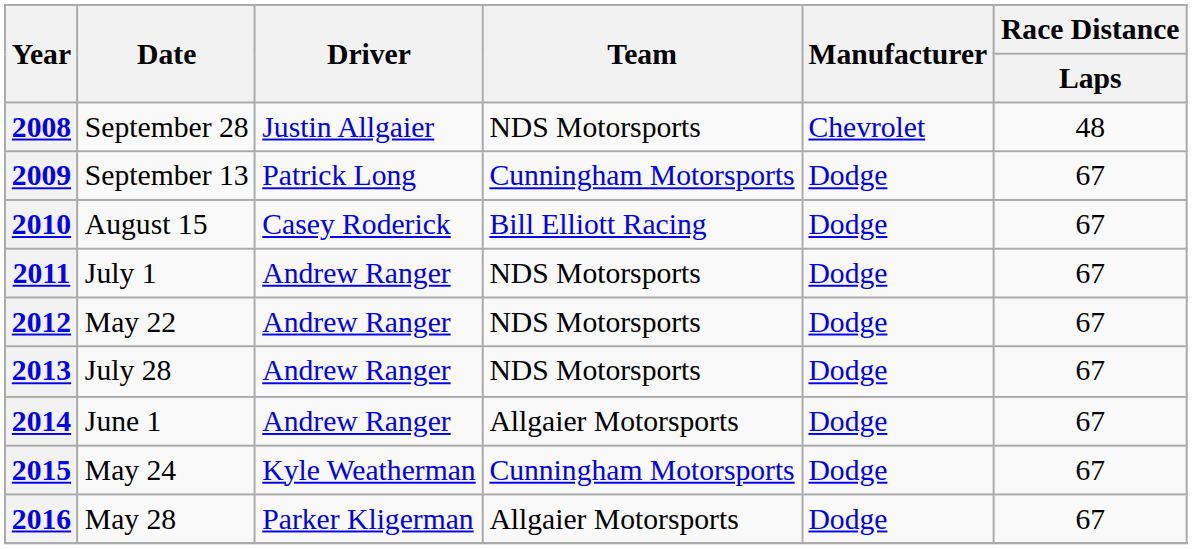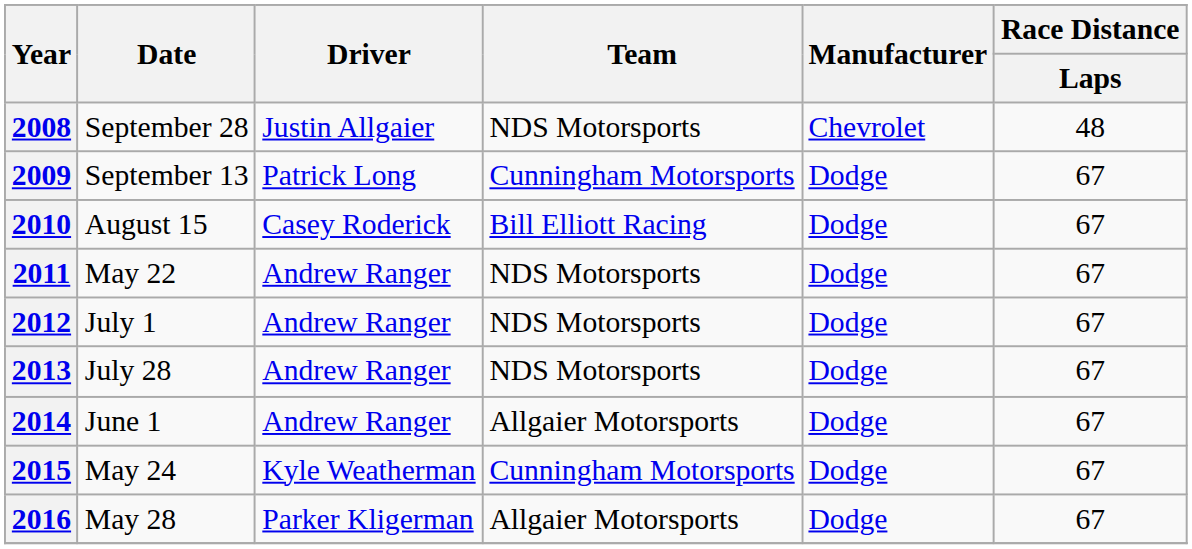(121, 273) July 1 -> (131, 273) May 22
(131, 322) May 22 -> (121, 322) July 1
